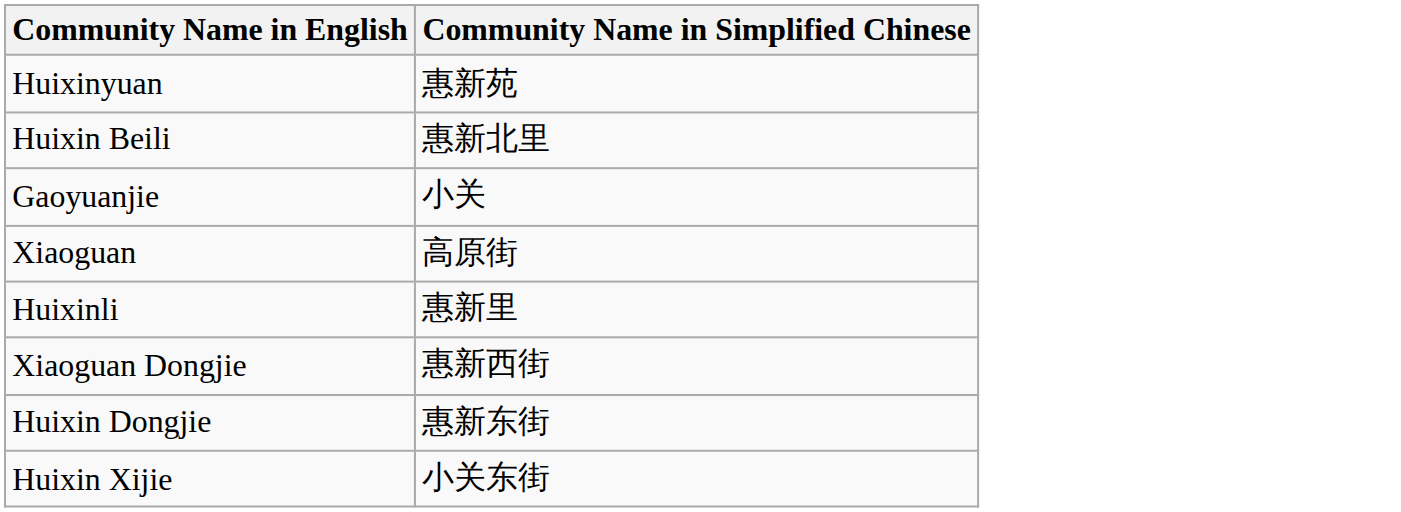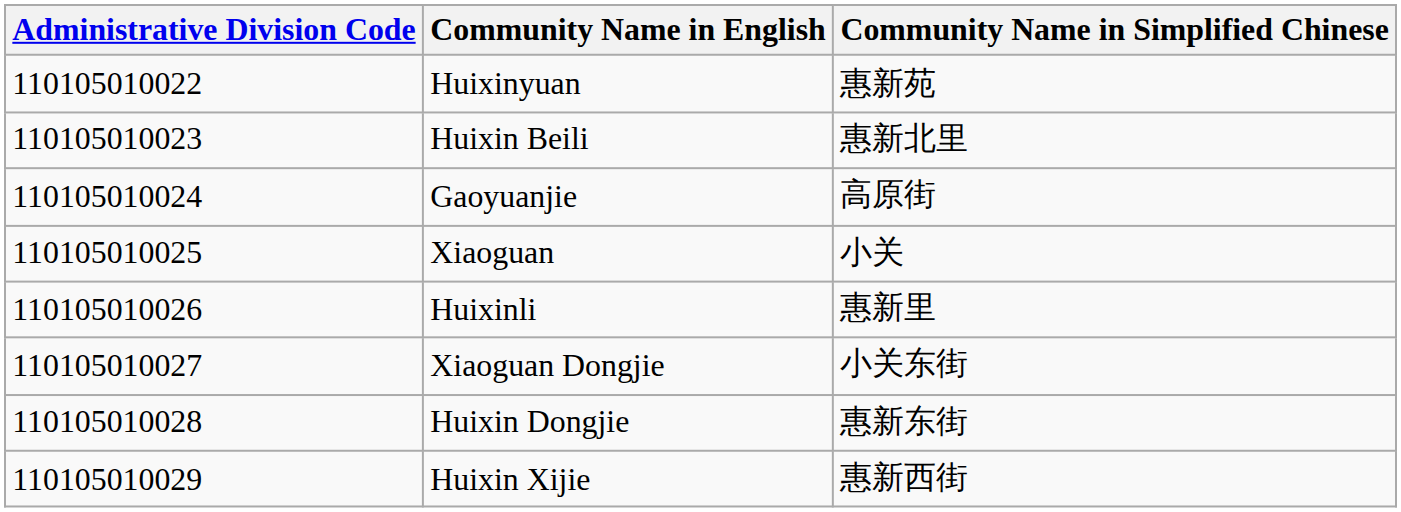+ column: (214, 29)
(454, 195) 小关 -> (888, 195) 高原街
(470, 251) 高原街 -> (872, 251) 小关
(486, 364) 惠新西街 -> (904, 364) 小关东街
(486, 477) 小关东街 -> (904, 477) 惠新西街
